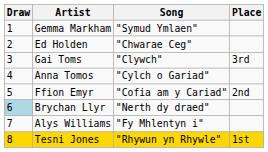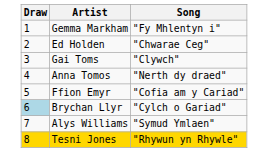- column: (247, 12)
(157, 28) "Symud Ymlaen" -> (177, 28) "Fy Mhlentyn i"
(163, 76) "Cylch o Gariad" -> (180, 76) "Nerth dy draed"
(163, 108) "Nerth dy draed" -> (180, 108) "Cylch o Gariad"
(160, 124) "Fy Mhlentyn i" -> (174, 124) "Symud Ymlaen"
